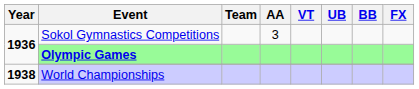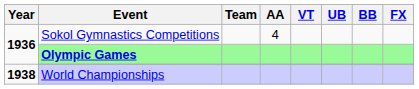(275, 35) 3 -> (275, 35) 4
